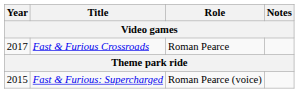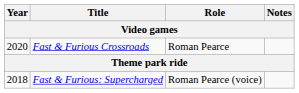(17, 46) 2017 -> (17, 46) 2020
(17, 79) 2015 -> (17, 79) 2018
